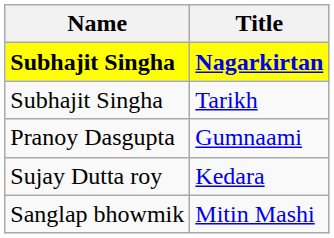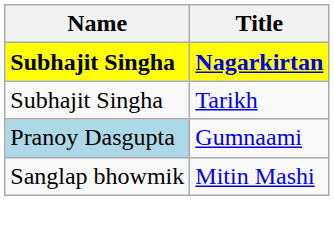(93, 137) no background -> (93, 137) lightblue background
- row: (230, 175)
